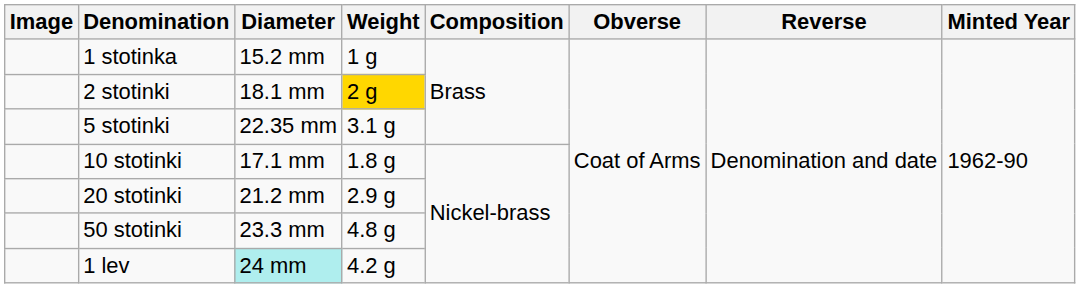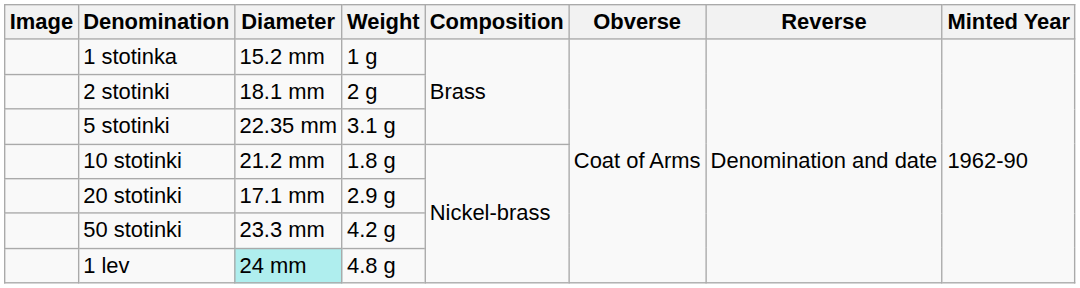(362, 91) gold background -> (362, 91) no background
(282, 160) 17.1 mm -> (282, 160) 21.2 mm
(282, 195) 21.2 mm -> (282, 195) 17.1 mm
(371, 230) 4.8 g -> (371, 230) 4.2 g
(371, 265) 4.2 g -> (371, 265) 4.8 g
